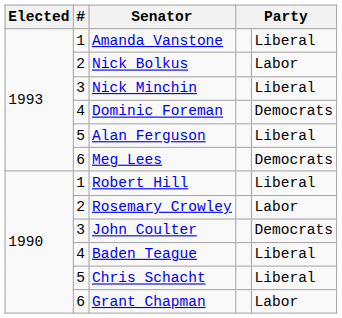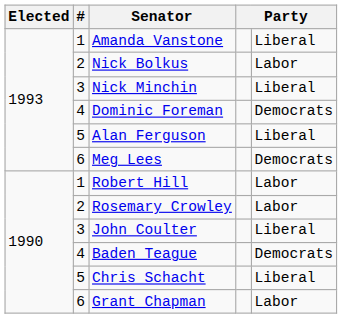(285, 183) Liberal -> (276, 183) Labor
(294, 231) Democrats -> (285, 231) Liberal
(285, 254) Liberal -> (294, 254) Democrats
